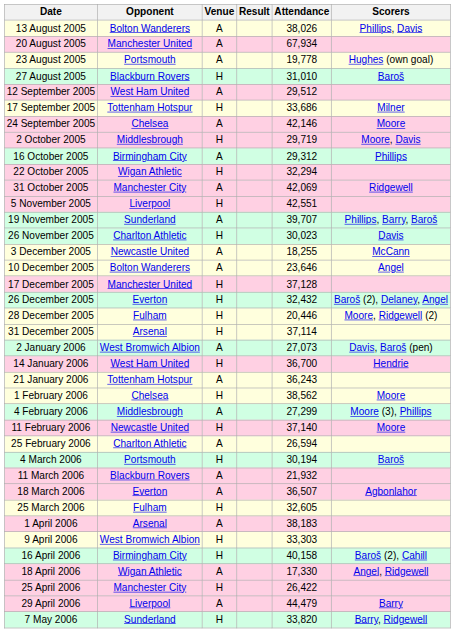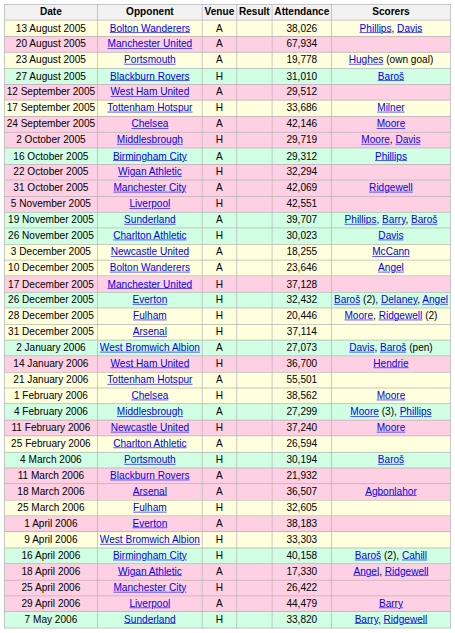(302, 380) 36,243 -> (302, 380) 55,501
(302, 428) 37,140 -> (302, 428) 37,240
(150, 492) Everton -> (150, 492) Arsenal
(150, 524) Arsenal -> (150, 524) Everton
